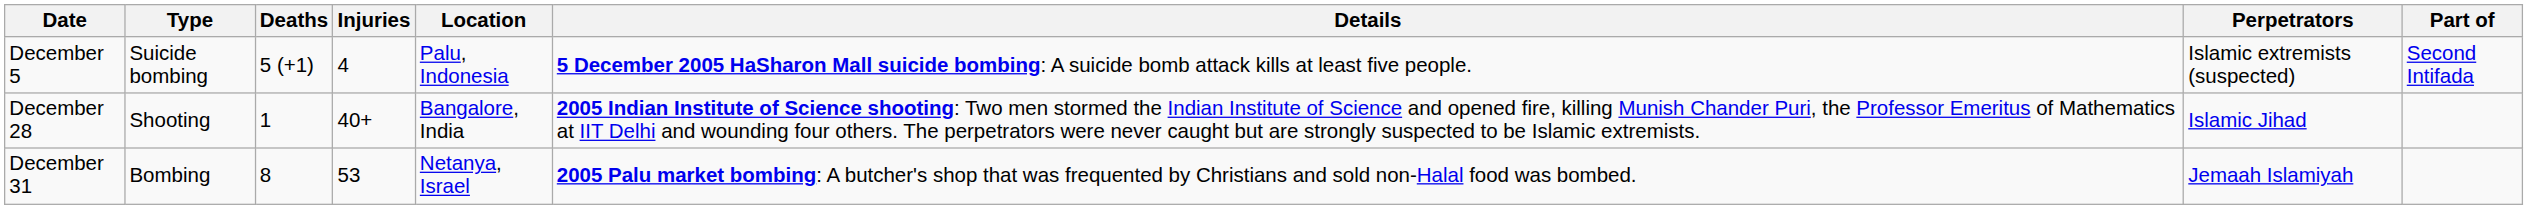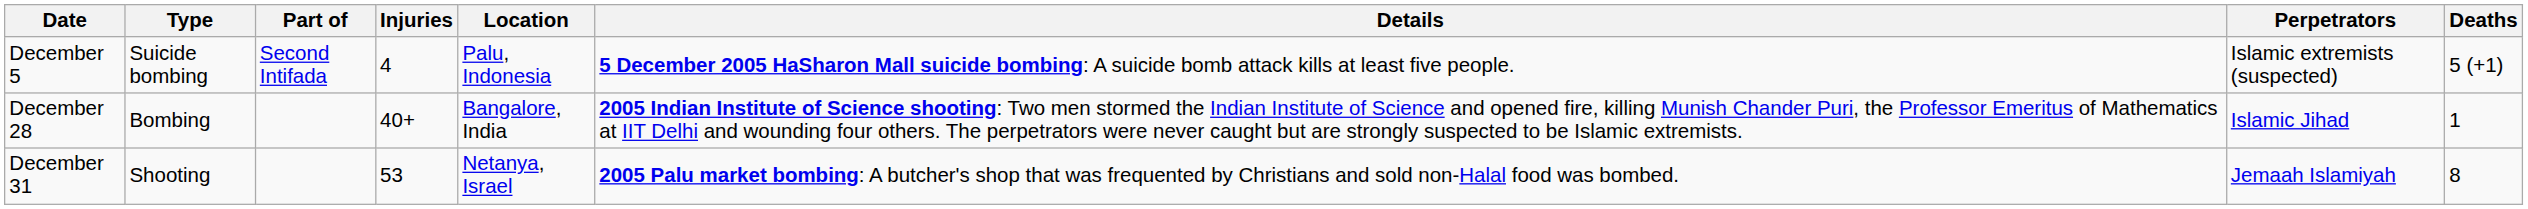columns swapped: (294, 20) <-> (2462, 20)
(170, 120) Shooting -> (170, 120) Bombing
(170, 175) Bombing -> (170, 175) Shooting
